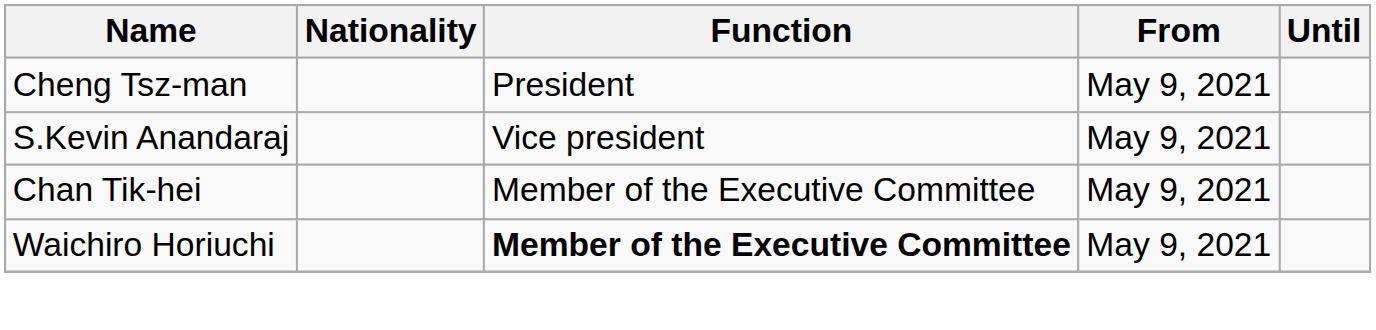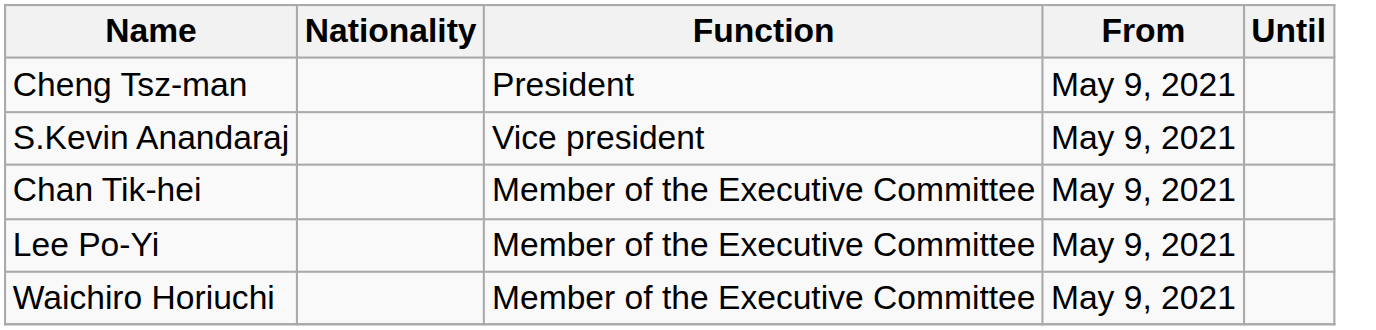+ row: (86, 244)
(781, 244) bold -> (764, 297) normal
